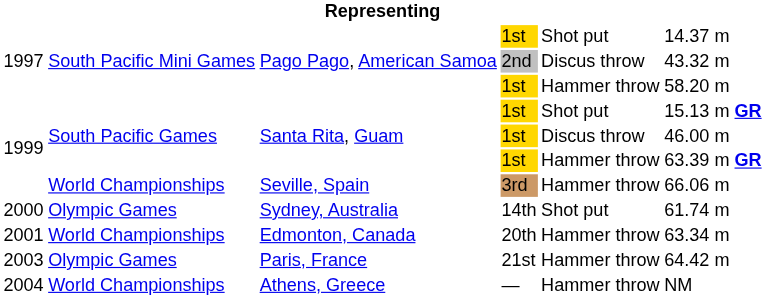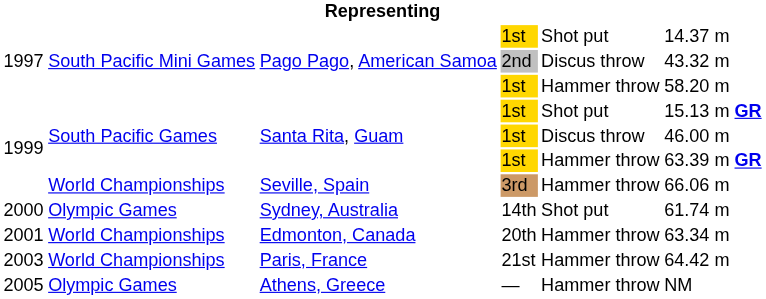(112, 260) Olympic Games -> (136, 260) World Championships
(24, 284) 2004 -> (24, 284) 2005
(136, 284) World Championships -> (112, 284) Olympic Games
